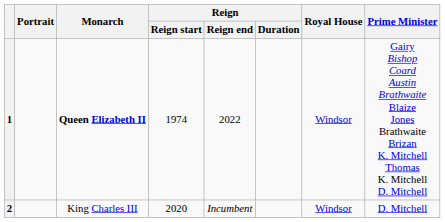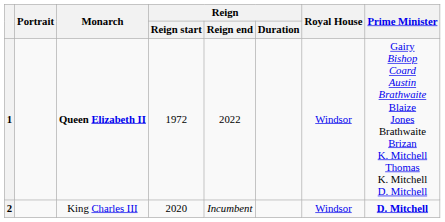(176, 119) 1974 -> (176, 119) 1972
(402, 208) normal -> (402, 208) bold
